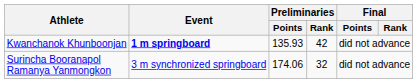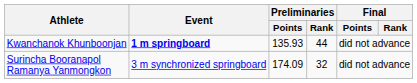(322, 44) 42 -> (322, 44) 44
(288, 65) 174.06 -> (288, 65) 174.09
